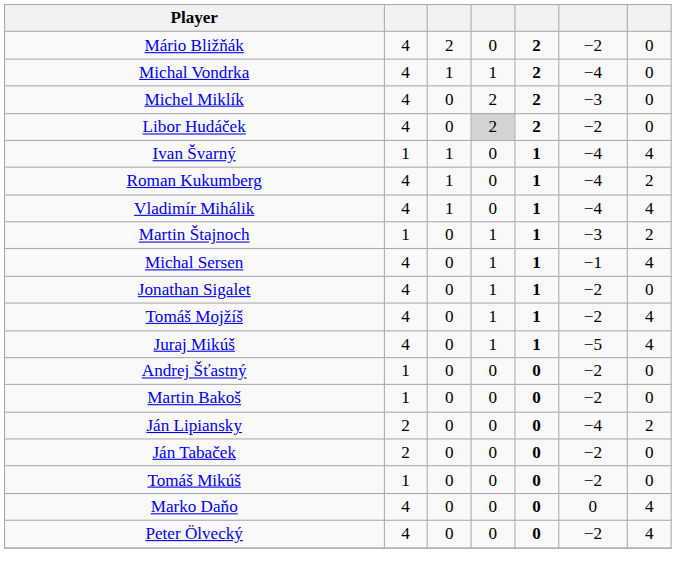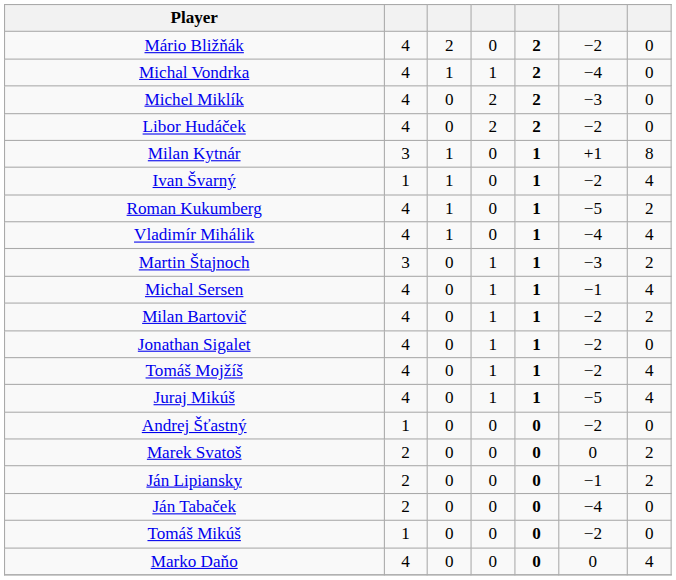(493, 126) lightgrey background -> (493, 126) no background
+ row: (194, 153)
(593, 153) −4 -> (593, 180) −2
(593, 180) −4 -> (593, 208) −5
(406, 235) 1 -> (406, 262) 3
+ row: (194, 316)
- row: (194, 398)
+ row: (194, 452)
(593, 425) −4 -> (593, 479) −1
(593, 452) −2 -> (593, 506) −4
- row: (194, 533)
